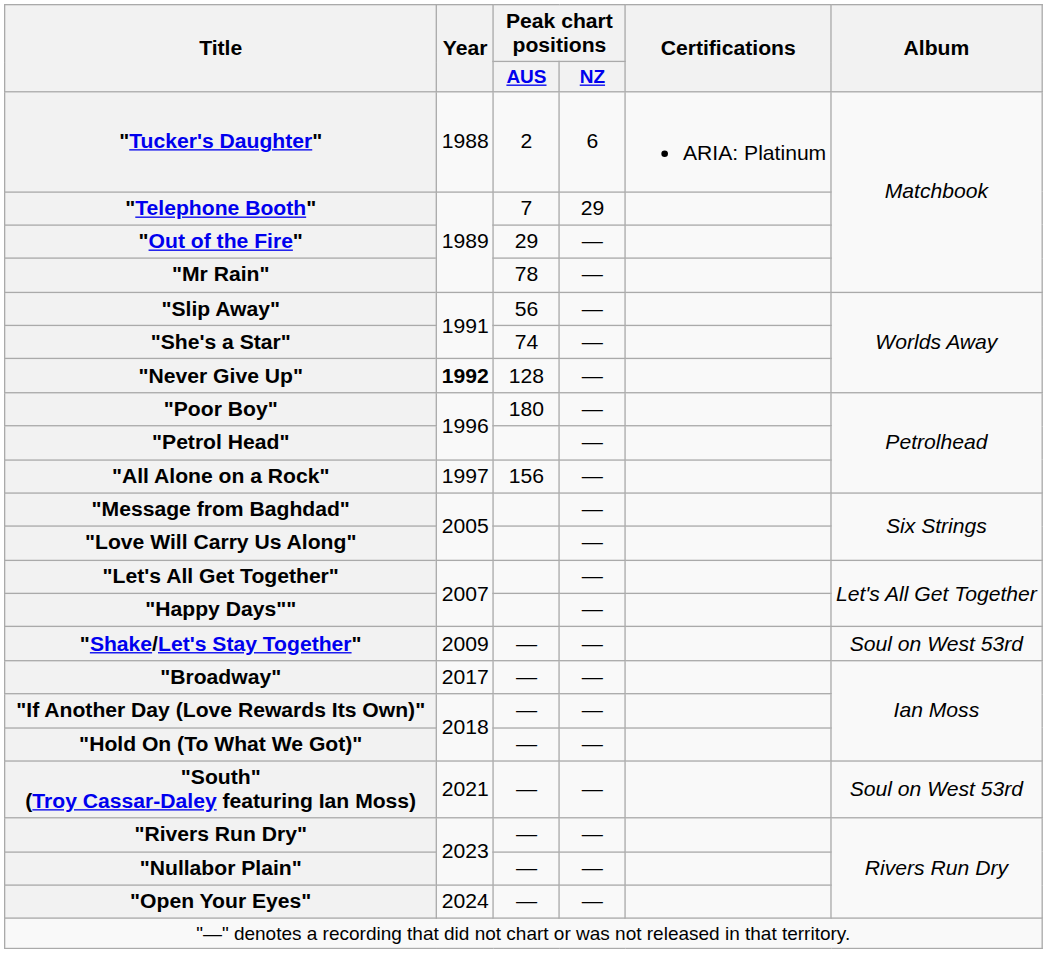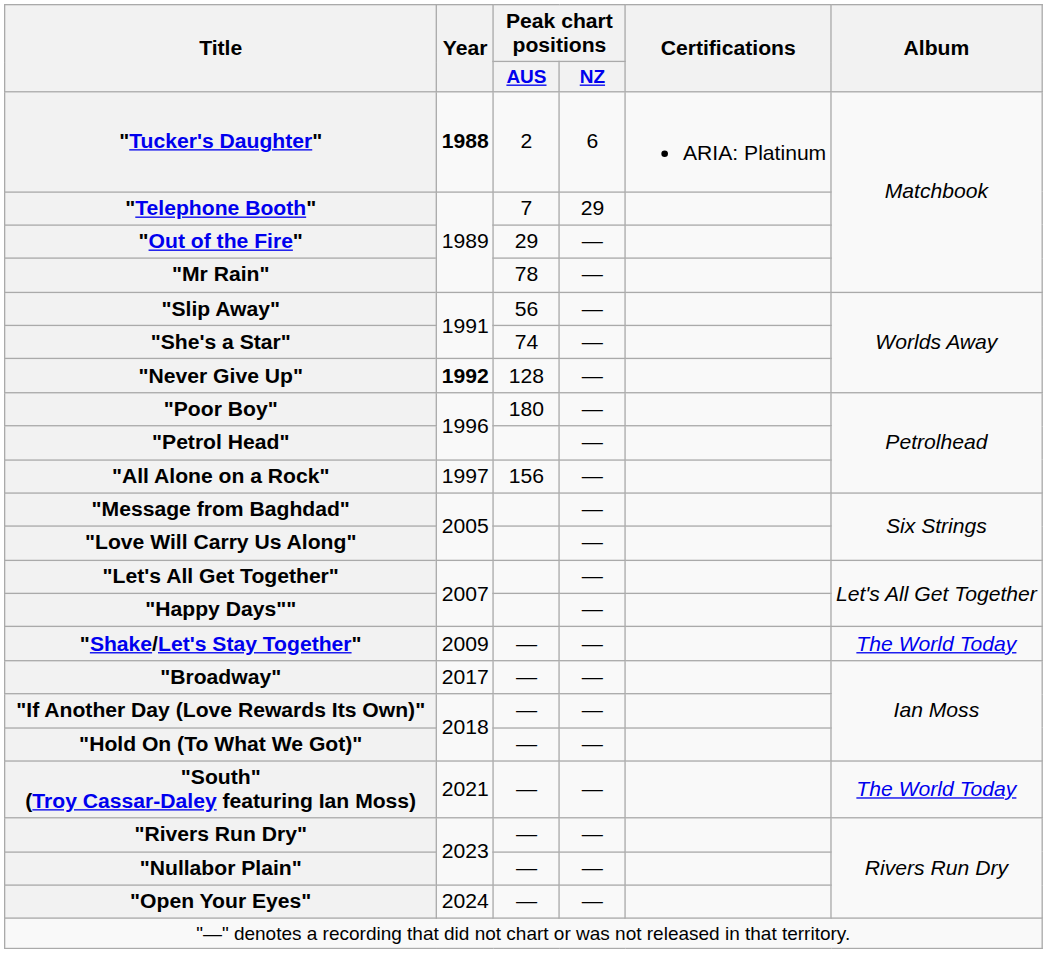(465, 141) normal -> (465, 141) bold
(936, 643) Soul on West 53rd -> (936, 643) The World Today
(936, 789) Soul on West 53rd -> (936, 789) The World Today
